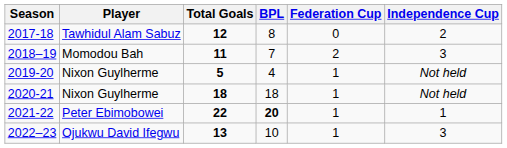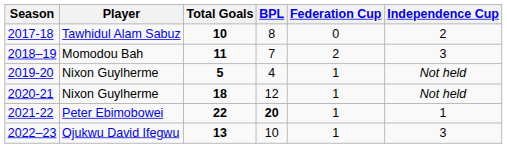(220, 34) 12 -> (220, 34) 10
(272, 93) 18 -> (272, 93) 12
